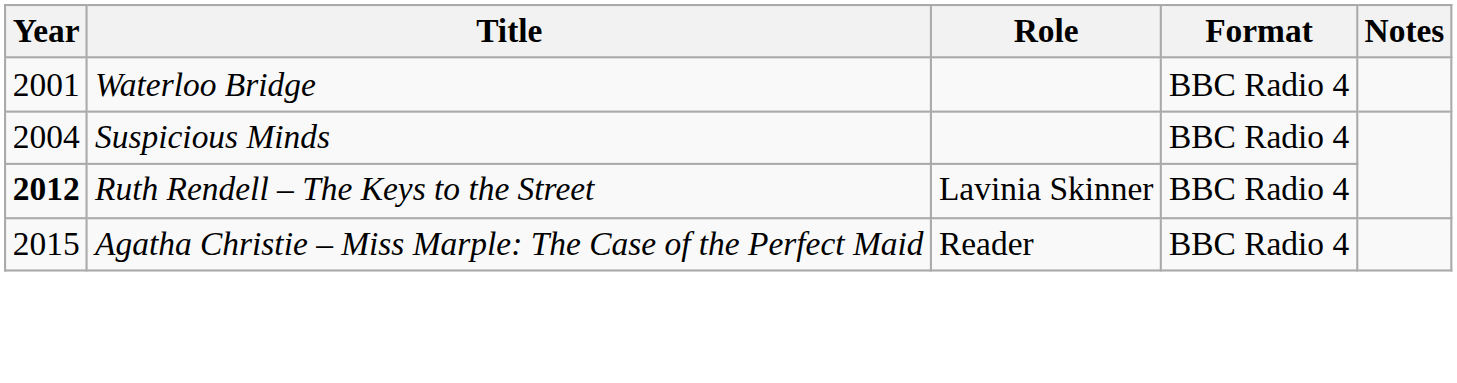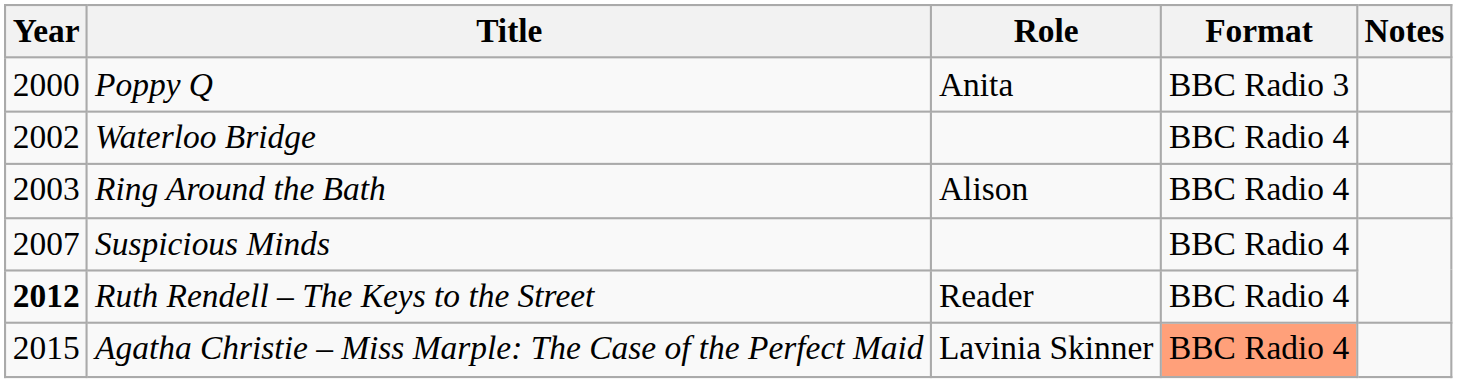+ row: (154, 84)
(46, 84) 2001 -> (46, 137) 2002
+ row: (240, 190)
(46, 137) 2004 -> (46, 243) 2007
(1046, 190) Lavinia Skinner -> (986, 296) Reader
(986, 243) Reader -> (1046, 349) Lavinia Skinner
(1259, 243) no background -> (1259, 349) lightsalmon background
